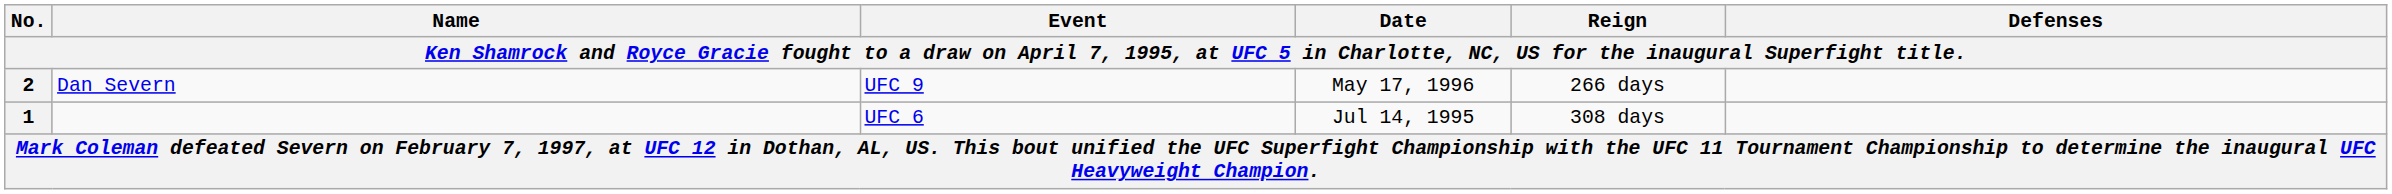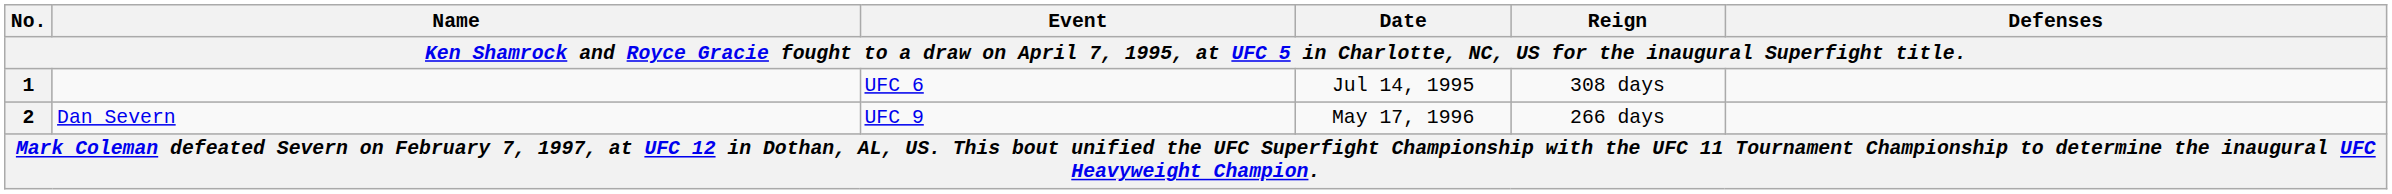rows swapped: (29, 117) <-> (29, 85)
